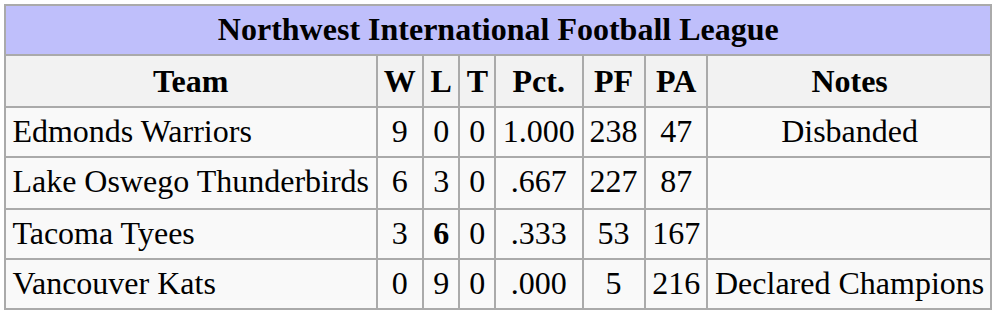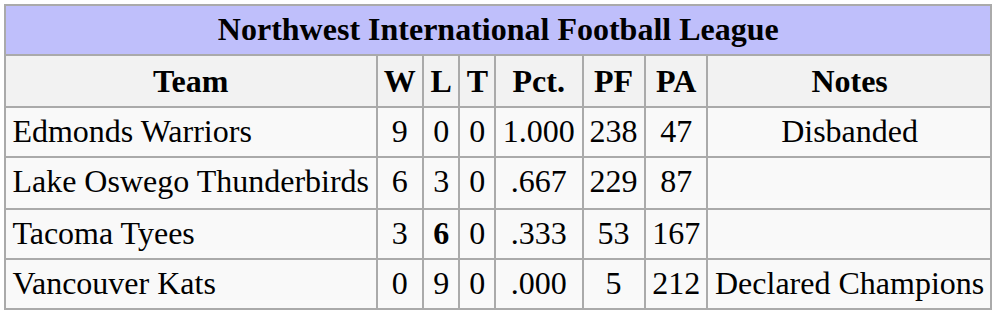(613, 182) 227 -> (613, 182) 229
(676, 283) 216 -> (676, 283) 212
